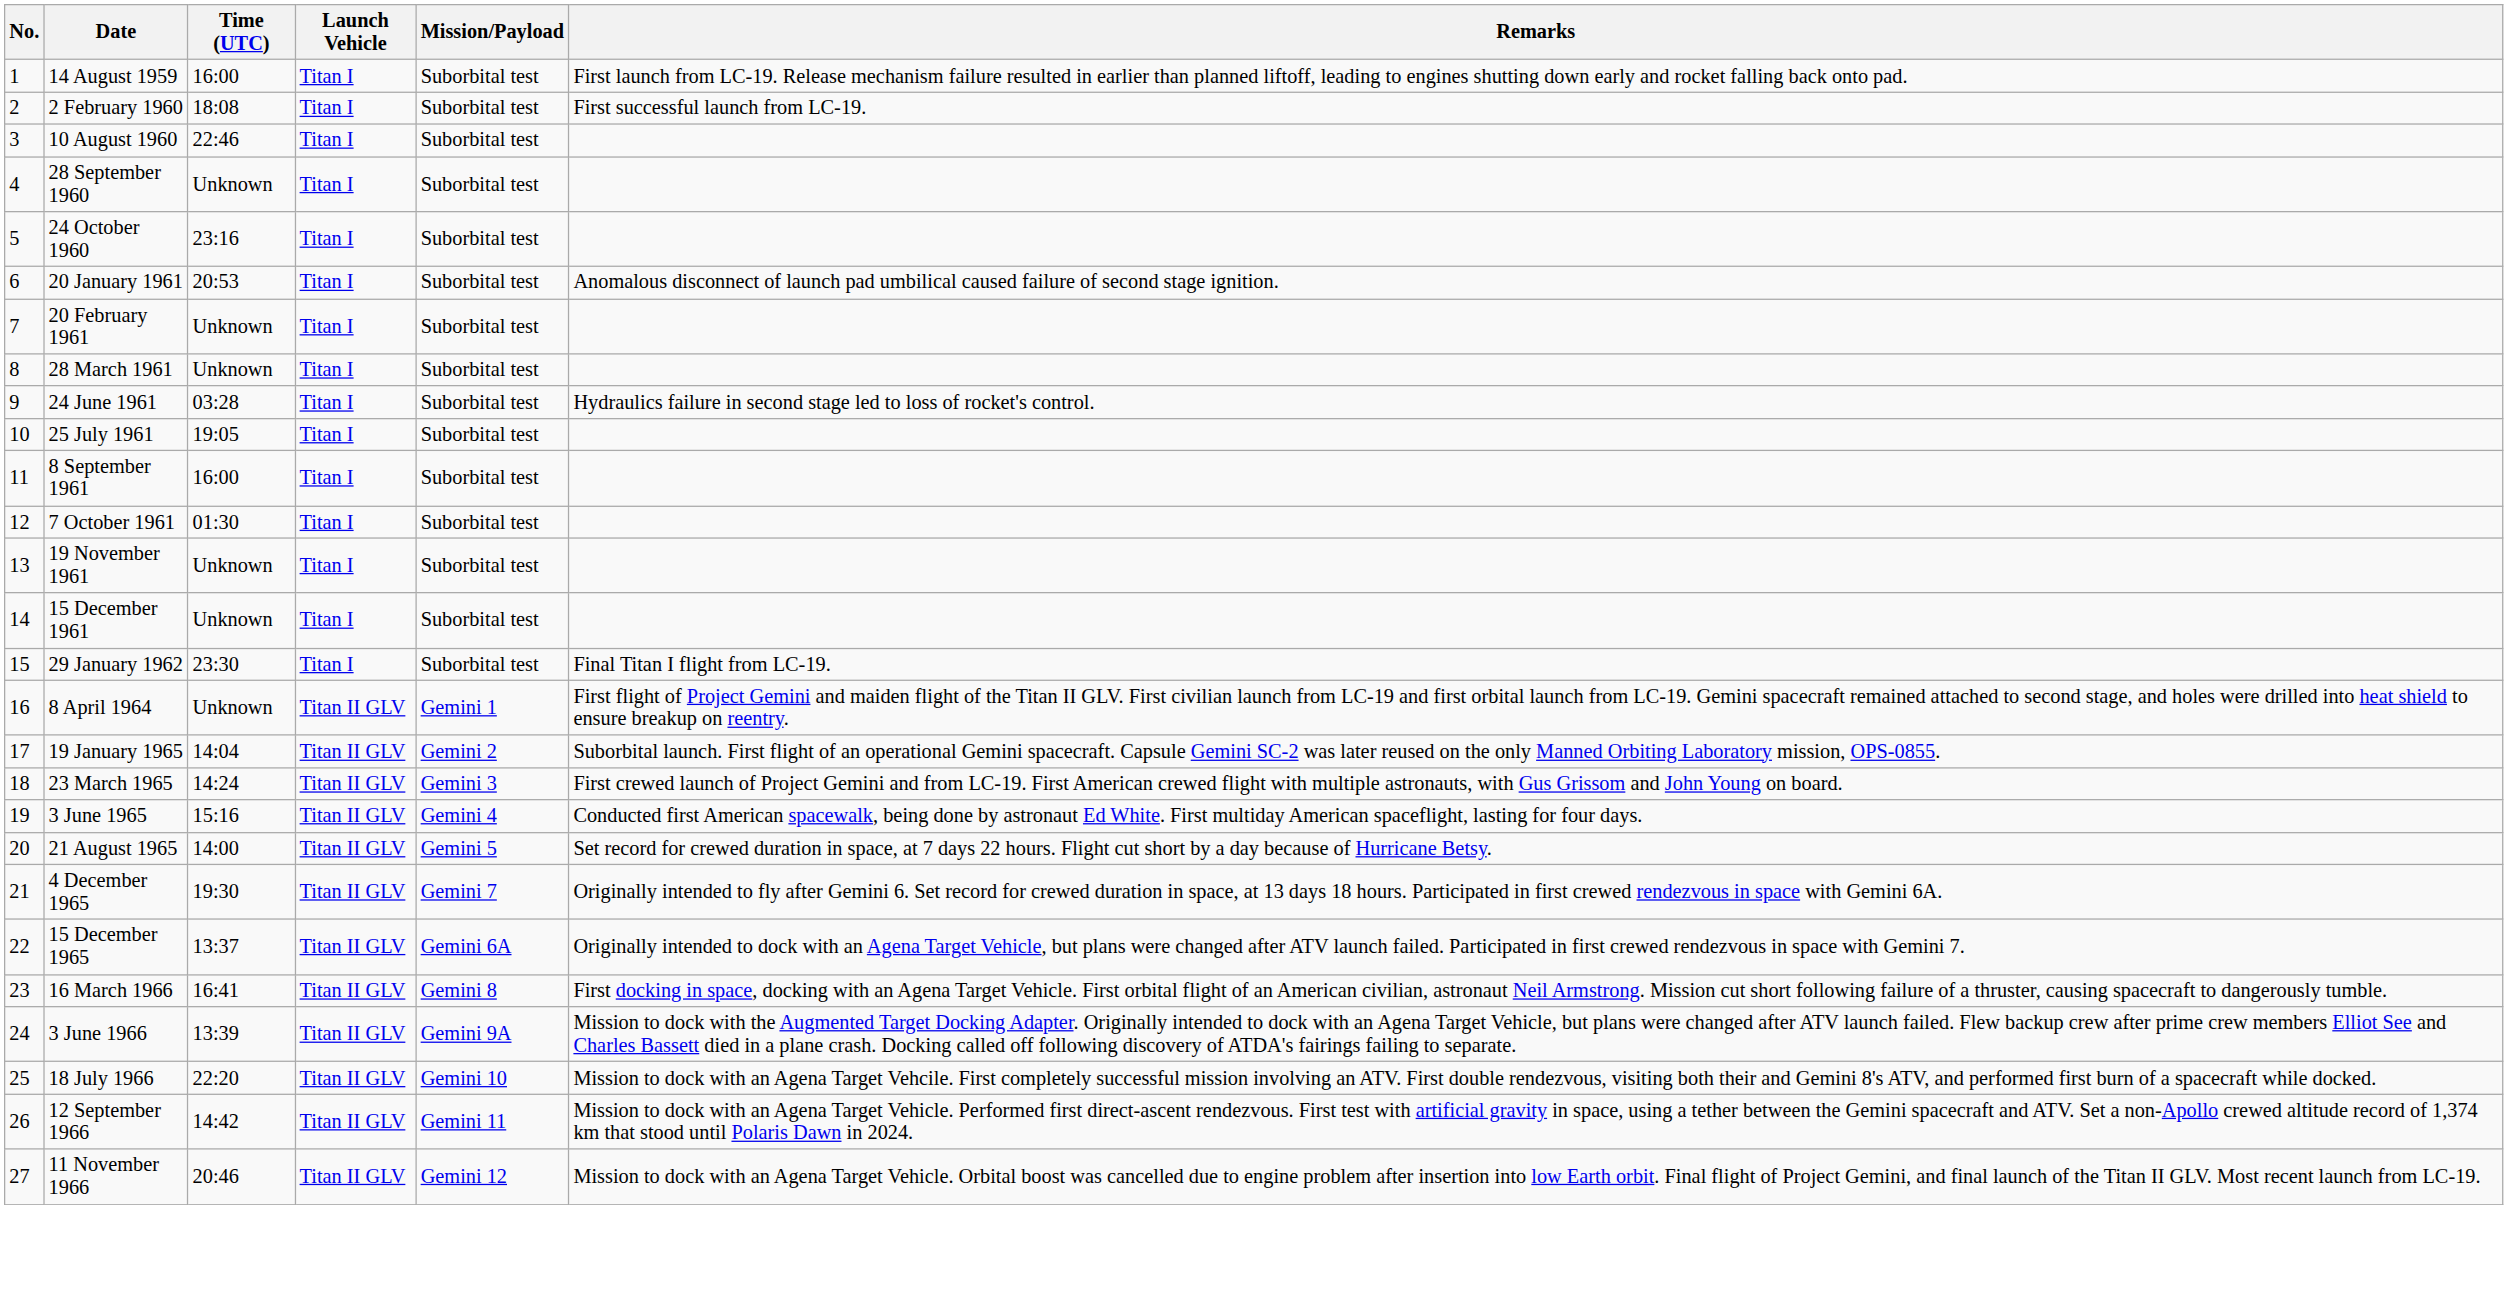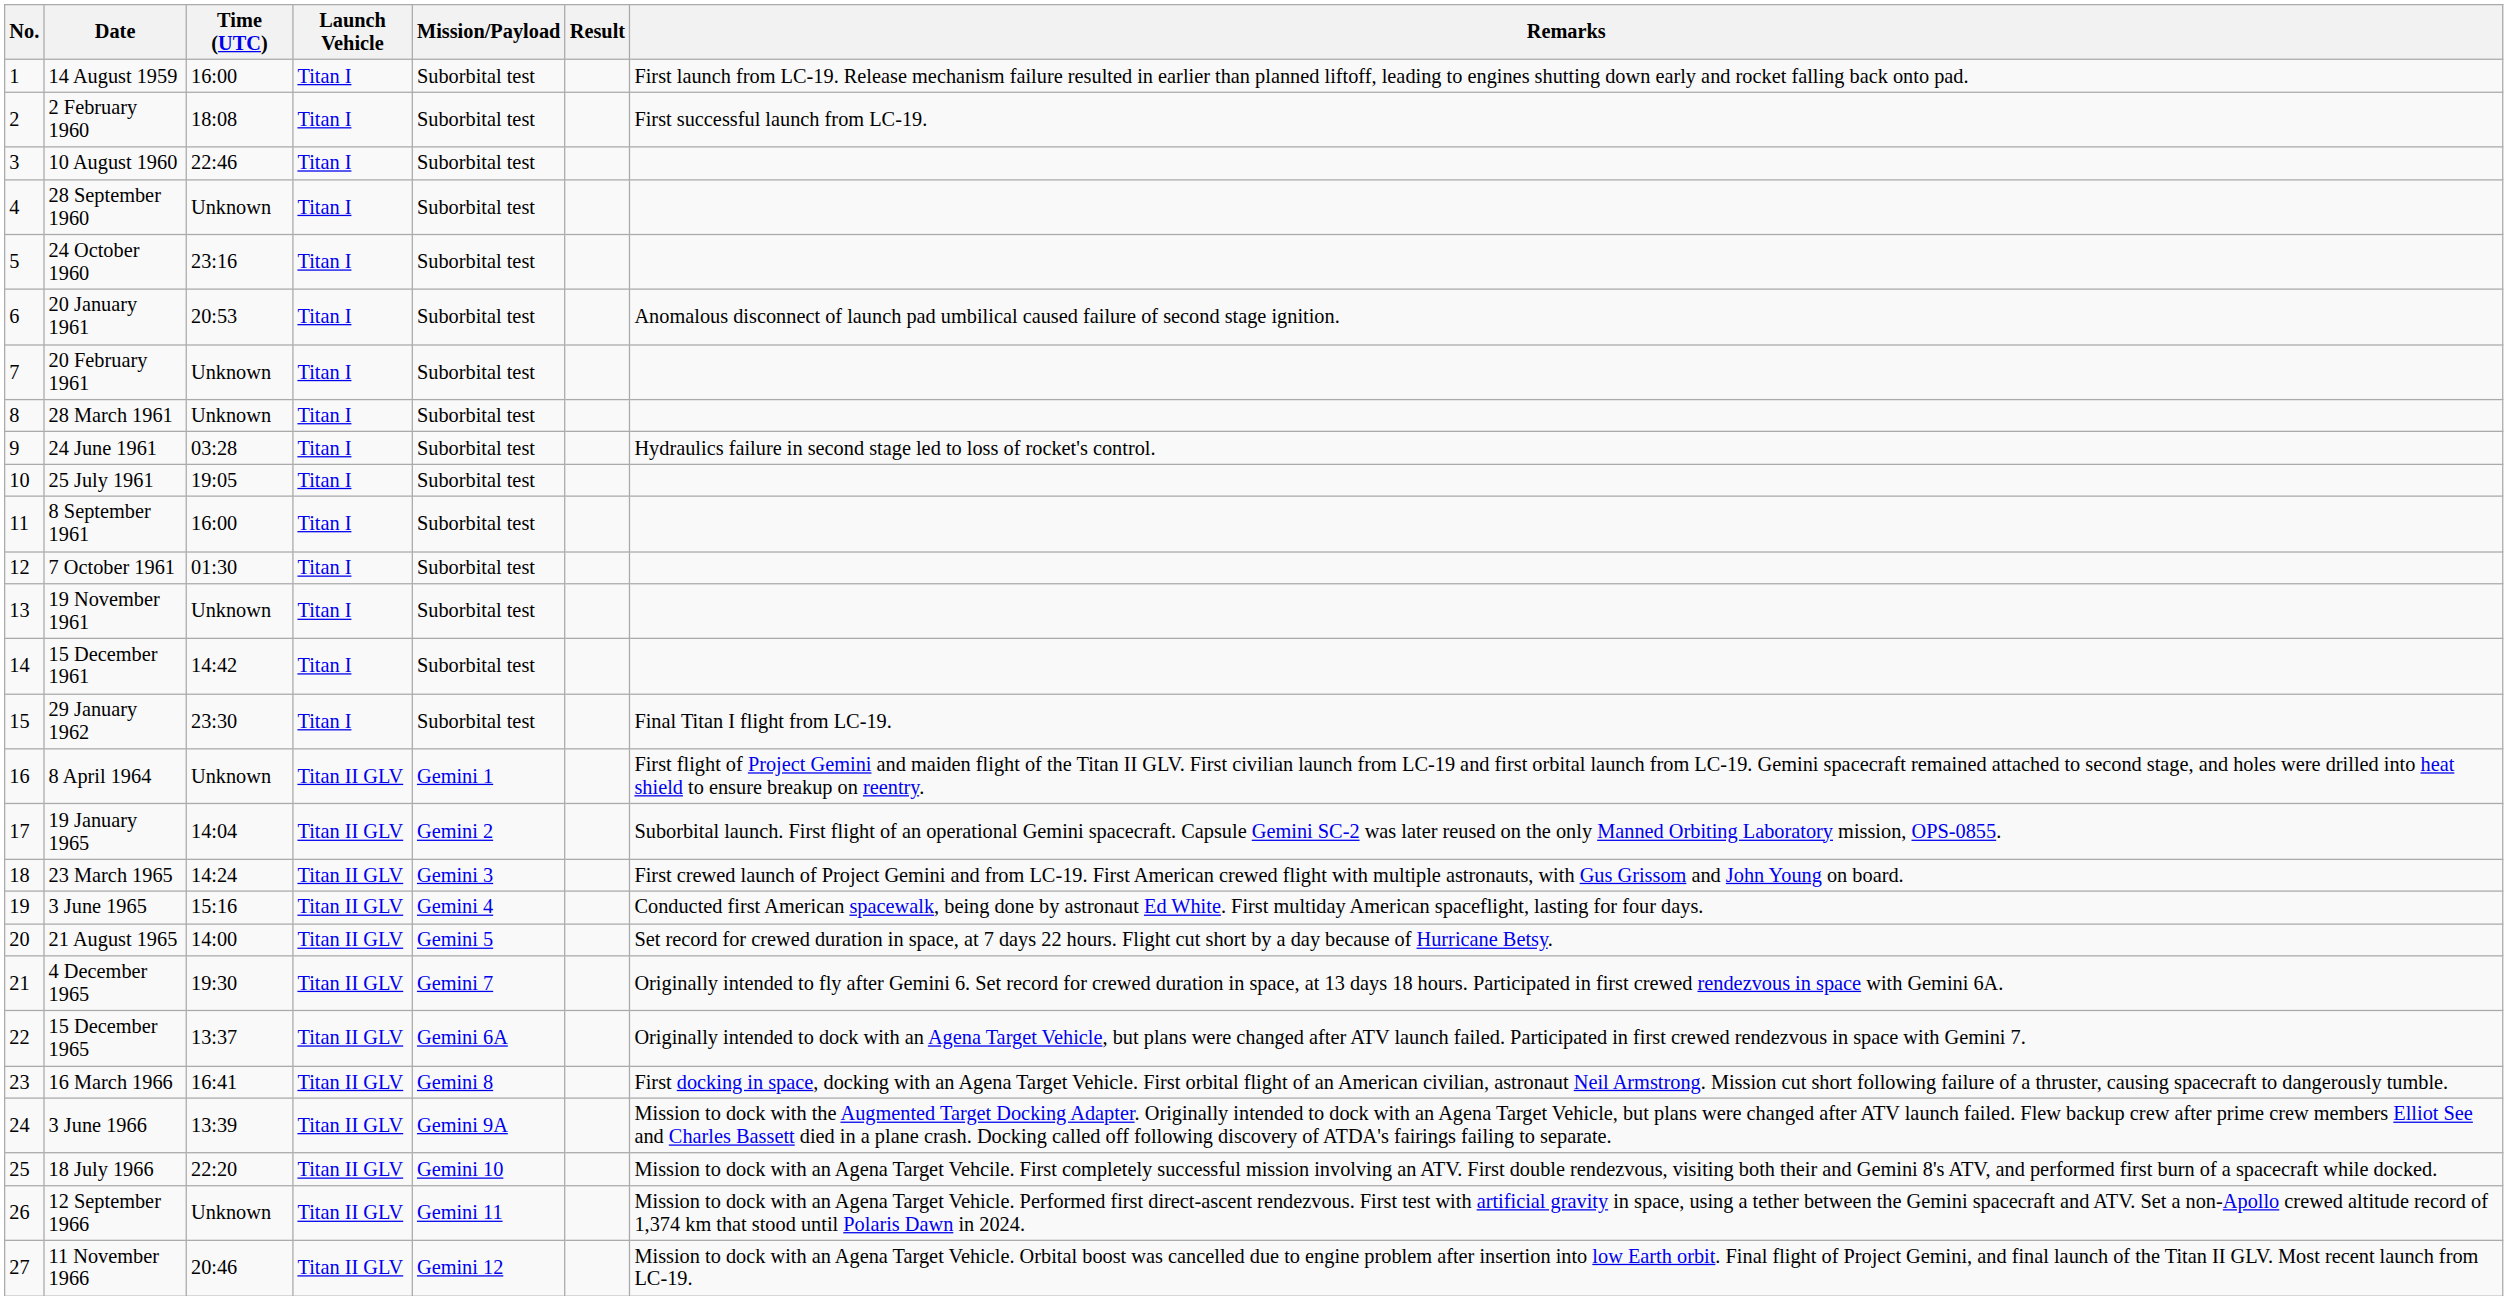+ column: (597, 32)
(233, 620) Unknown -> (214, 666) 14:42
(216, 1121) 14:42 -> (231, 1212) Unknown
